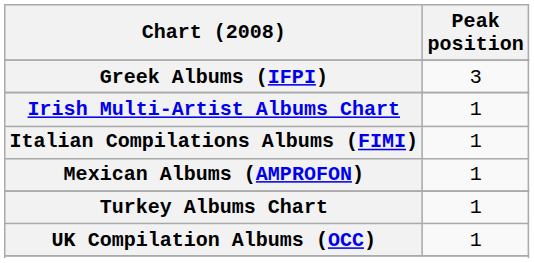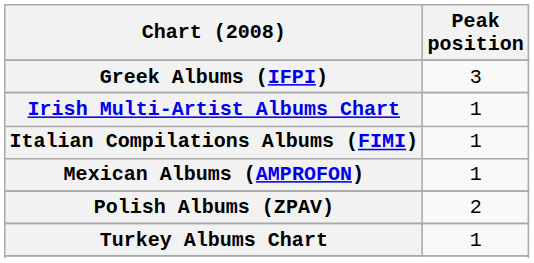+ row: (214, 207)
- row: (214, 240)
